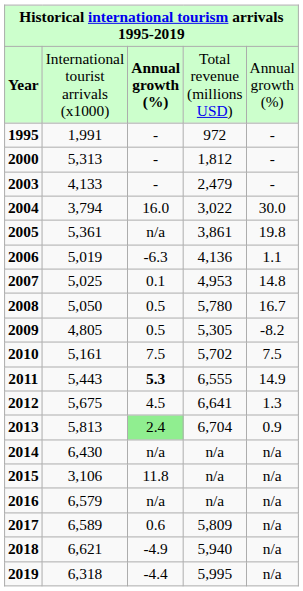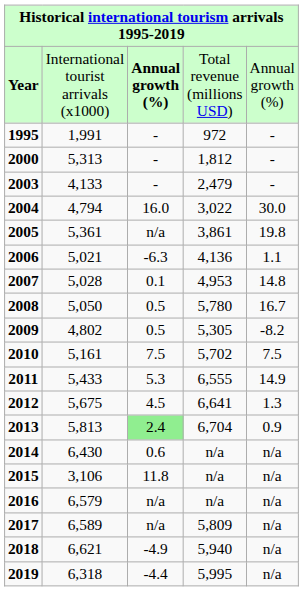(85, 208) 3,794 -> (85, 208) 4,794
(85, 256) 5,019 -> (85, 256) 5,021
(85, 281) 5,025 -> (85, 281) 5,028
(85, 330) 4,805 -> (85, 330) 4,802
(85, 378) 5,443 -> (85, 378) 5,433
(156, 378) bold -> (156, 378) normal
(156, 451) n/a -> (156, 451) 0.6
(156, 524) 0.6 -> (156, 524) n/a
